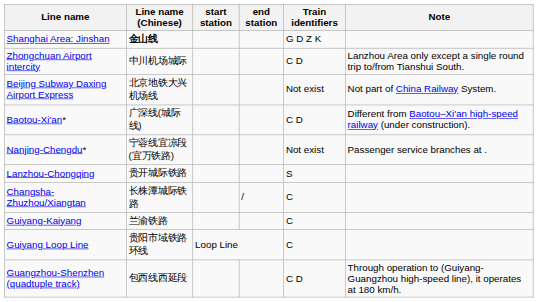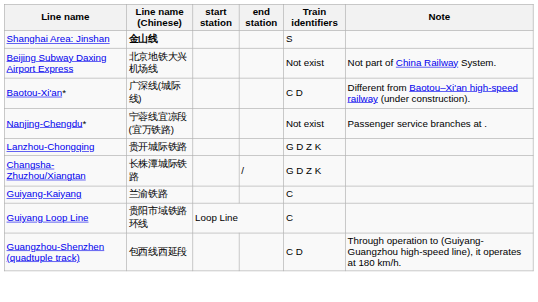(304, 39) G D Z K -> (289, 39) S
- row: (49, 61)
(289, 173) S -> (304, 147) G D Z K
(289, 197) C -> (304, 170) G D Z K
